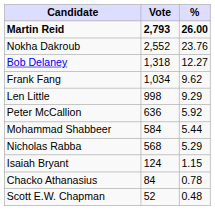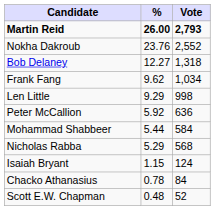columns swapped: (160, 12) <-> (195, 12)
